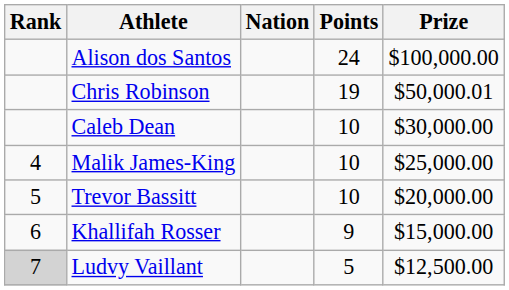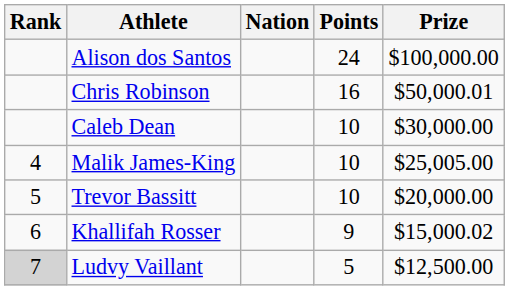(349, 92) 19 -> (349, 92) 16
(444, 162) $25,000.00 -> (444, 162) $25,005.00
(444, 232) $15,000.00 -> (444, 232) $15,000.02
